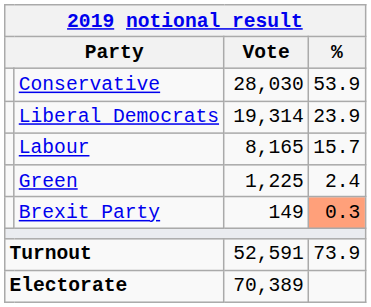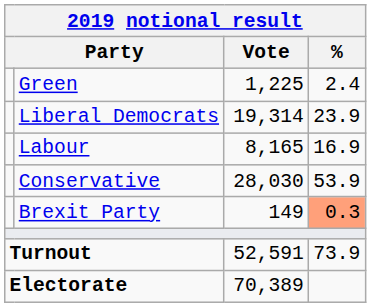rows swapped: (89, 85) <-> (48, 181)
(337, 149) 15.7 -> (337, 149) 16.9
